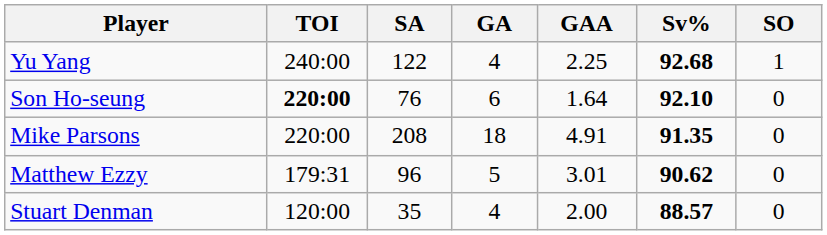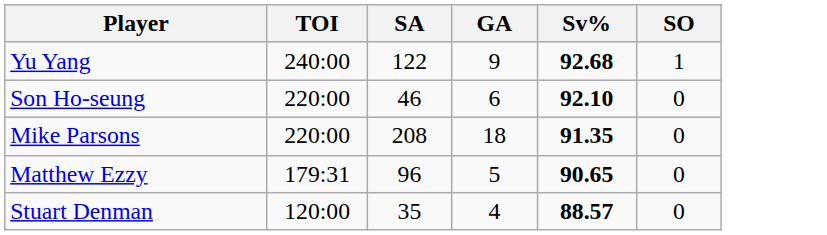- column: (587, 23)
(494, 60) 4 -> (494, 60) 9
(317, 98) bold -> (317, 98) normal
(409, 98) 76 -> (409, 98) 46
(686, 173) 90.62 -> (587, 173) 90.65
